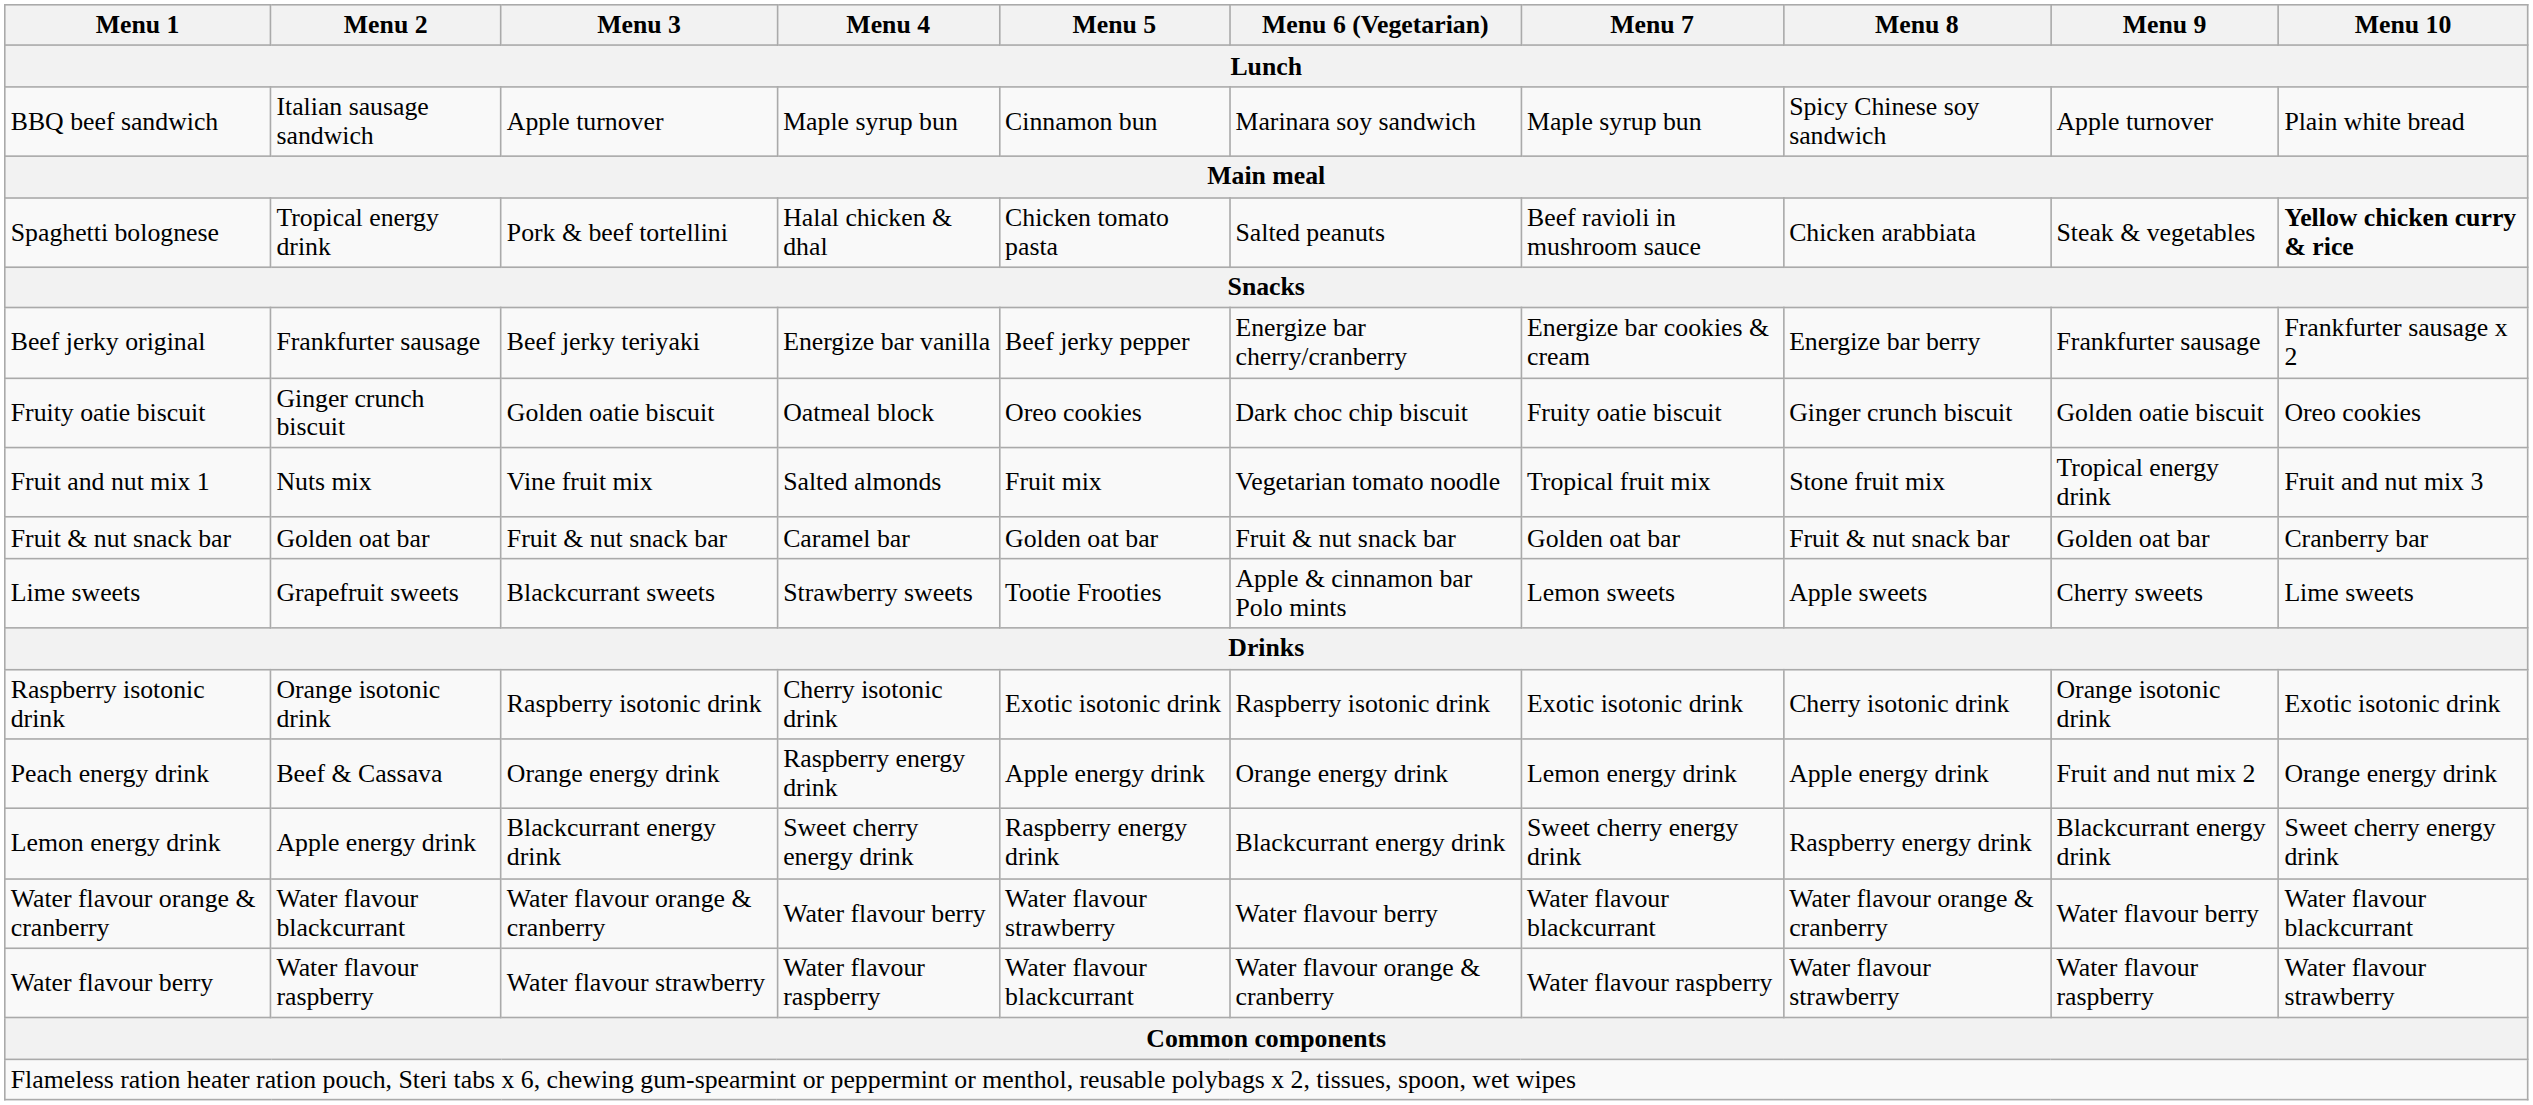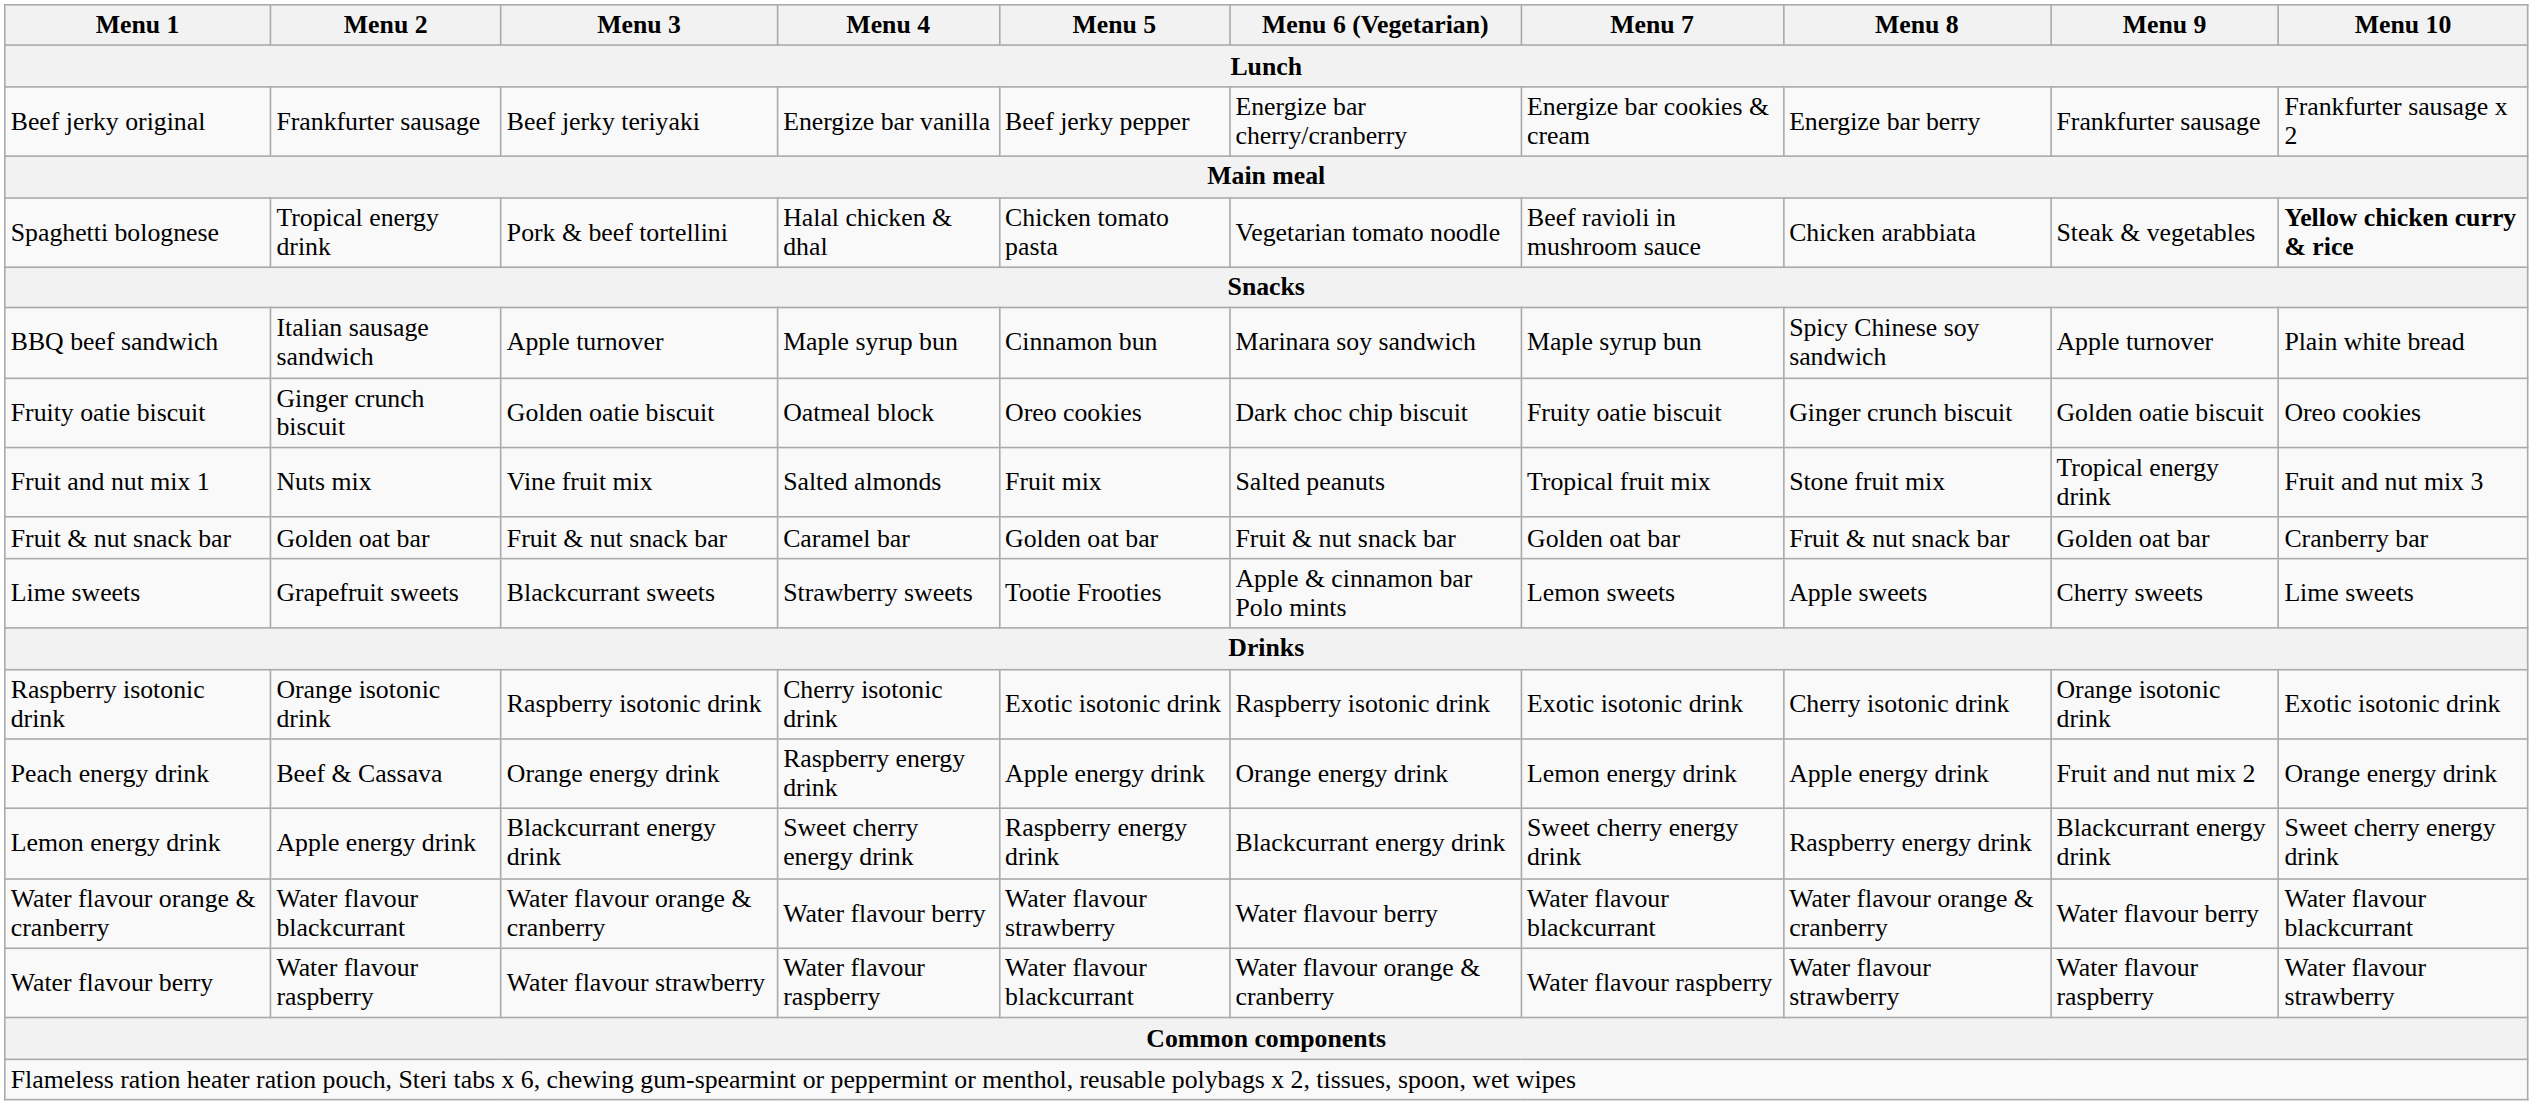rows swapped: (114, 121) <-> (108, 342)
(1310, 231) Salted peanuts -> (1368, 231) Vegetarian tomato noodle
(1368, 482) Vegetarian tomato noodle -> (1310, 482) Salted peanuts
